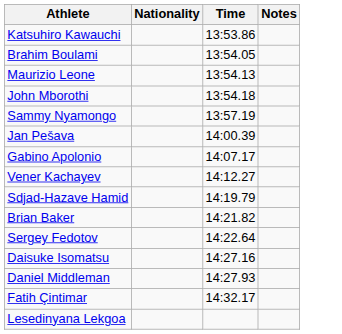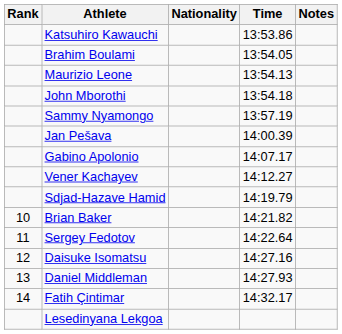+ column: (23, 14)
